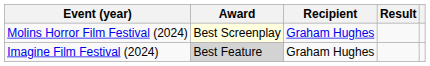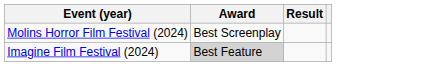- column: (330, 14)
(237, 33) lightyellow background -> (237, 33) no background
